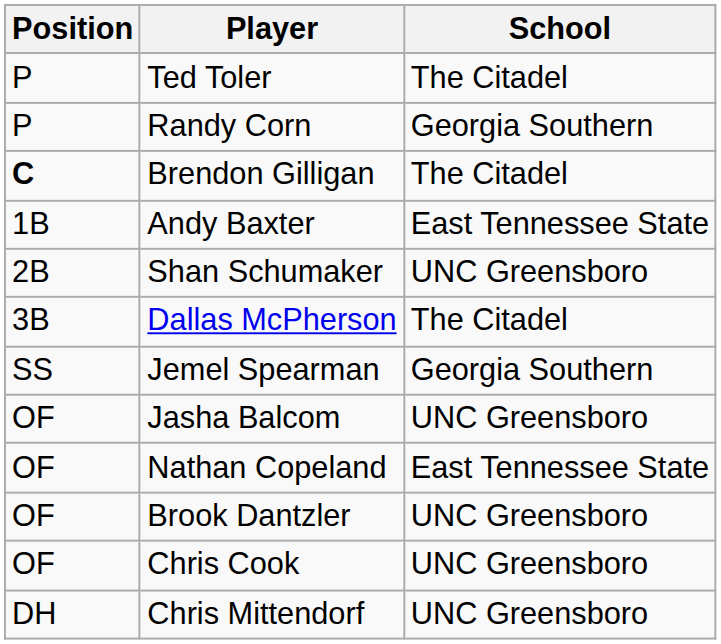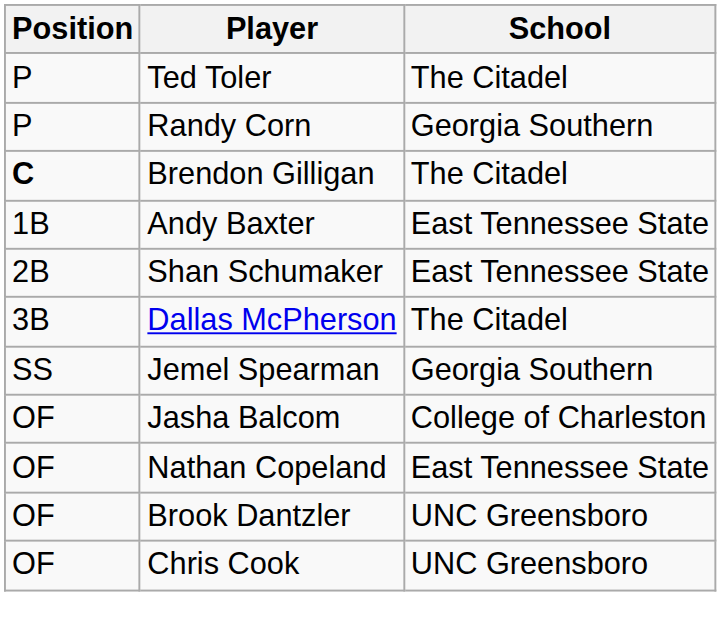(529, 272) UNC Greensboro -> (560, 272) East Tennessee State
(529, 418) UNC Greensboro -> (559, 418) College of Charleston
- row: (256, 613)
